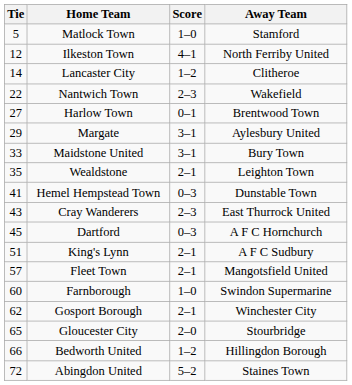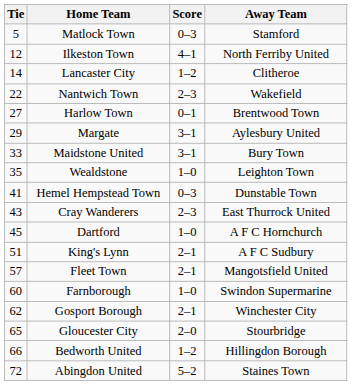(187, 34) 1–0 -> (187, 34) 0–3
(187, 172) 2–1 -> (187, 172) 1–0
(187, 232) 0–3 -> (187, 232) 1–0
